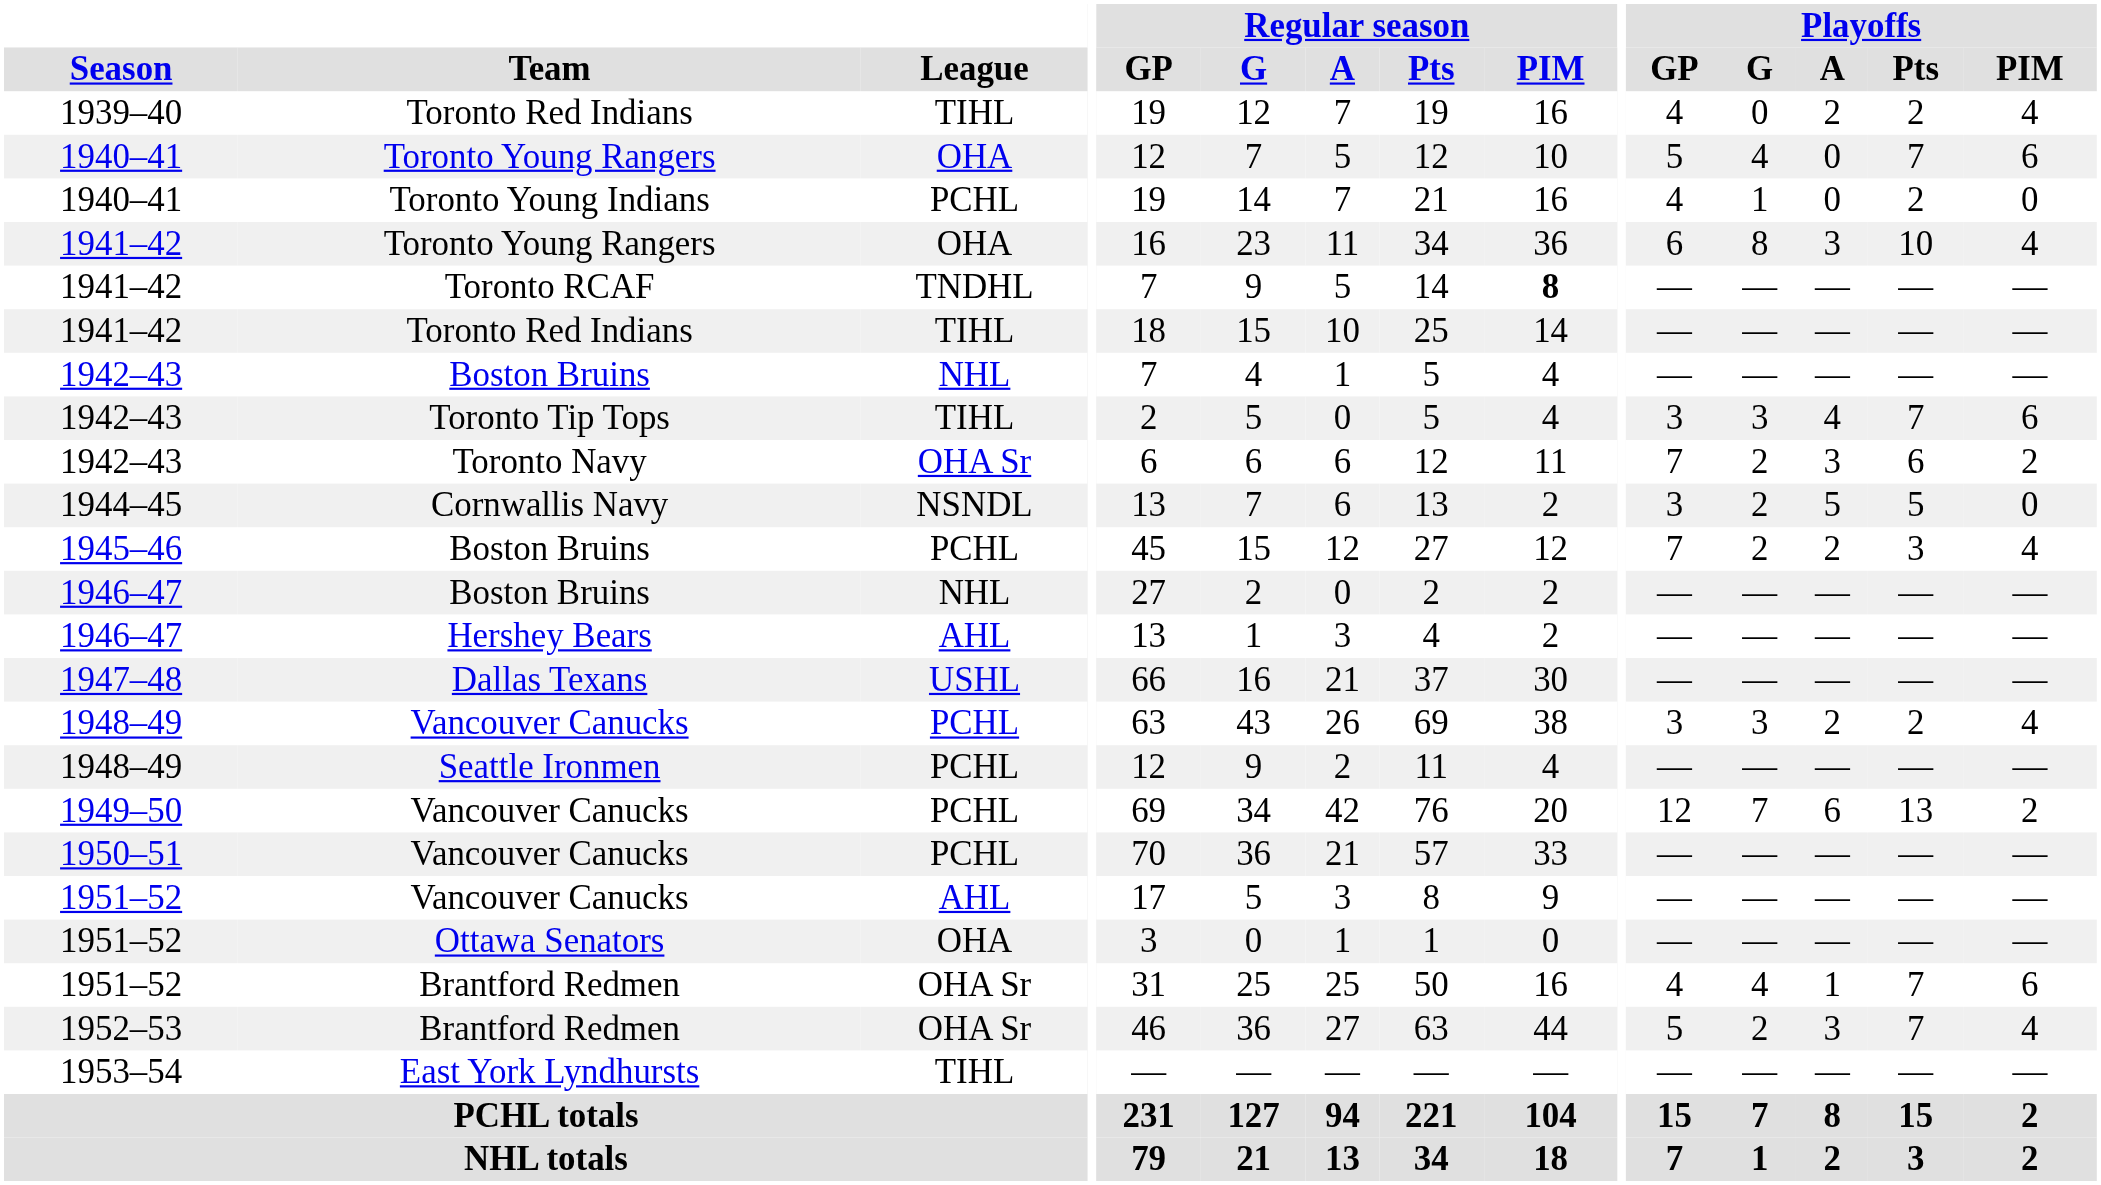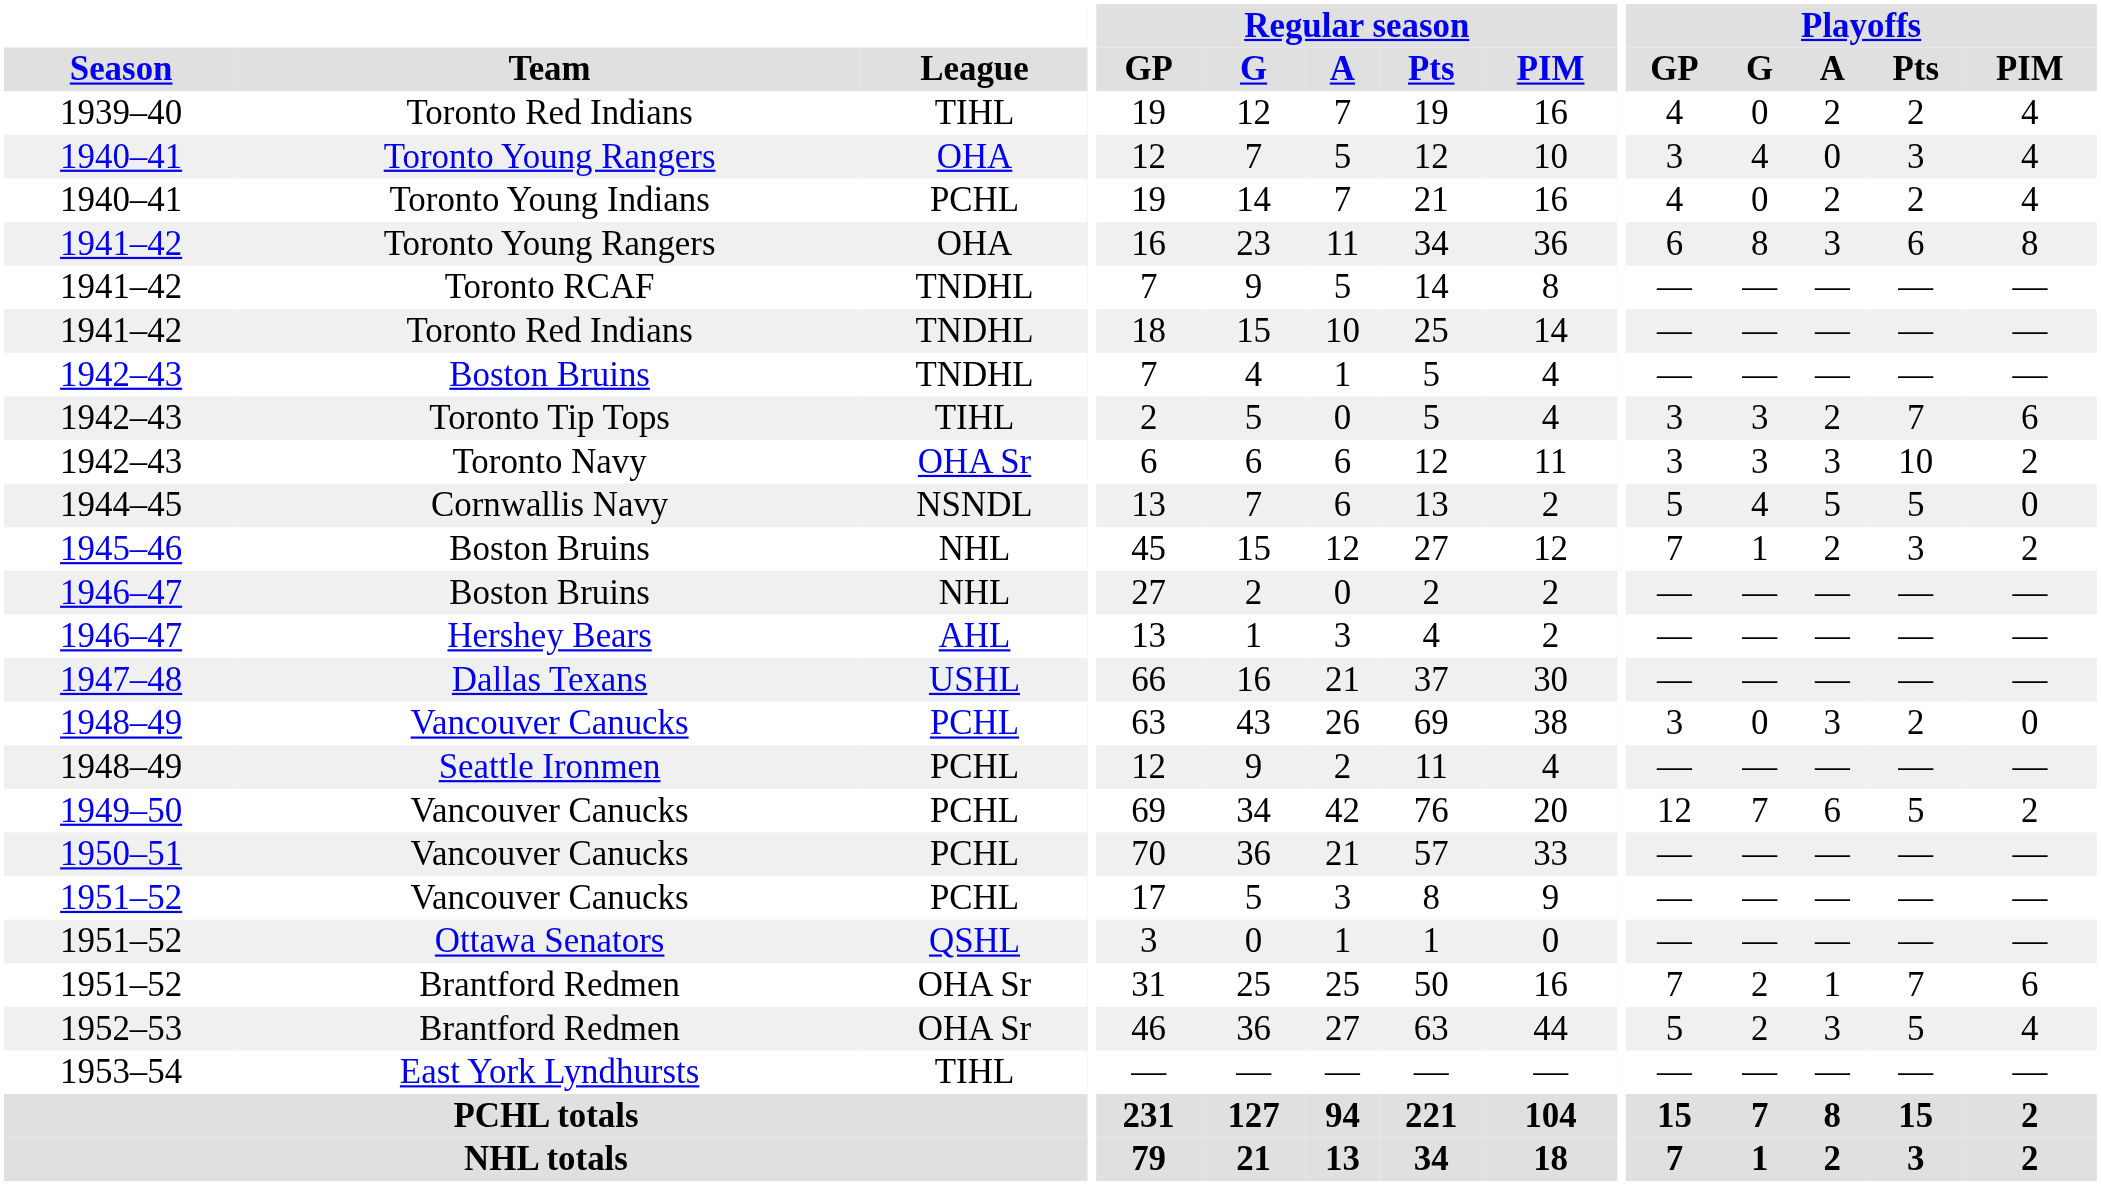(1674, 156) 5 -> (1674, 156) 3
(1916, 156) 7 -> (1916, 156) 3
(2030, 156) 6 -> (2030, 156) 4
(1760, 199) 1 -> (1760, 199) 0
(1832, 199) 0 -> (1832, 199) 2
(2030, 199) 0 -> (2030, 199) 4
(1916, 243) 10 -> (1916, 243) 6
(2030, 243) 4 -> (2030, 243) 8
(1551, 286) bold -> (1551, 286) normal
(975, 330) TIHL -> (975, 330) TNDHL
(975, 374) NHL -> (975, 374) TNDHL
(1832, 417) 4 -> (1832, 417) 2
(1674, 461) 7 -> (1674, 461) 3
(1760, 461) 2 -> (1760, 461) 3
(1916, 461) 6 -> (1916, 461) 10
(1674, 504) 3 -> (1674, 504) 5
(1760, 504) 2 -> (1760, 504) 4
(975, 548) PCHL -> (975, 548) NHL
(1760, 548) 2 -> (1760, 548) 1
(2030, 548) 4 -> (2030, 548) 2
(1760, 722) 3 -> (1760, 722) 0
(1832, 722) 2 -> (1832, 722) 3
(2030, 722) 4 -> (2030, 722) 0
(1916, 810) 13 -> (1916, 810) 5
(975, 897) AHL -> (975, 897) PCHL
(975, 940) OHA -> (975, 940) QSHL
(1674, 984) 4 -> (1674, 984) 7
(1760, 984) 4 -> (1760, 984) 2
(1916, 1028) 7 -> (1916, 1028) 5
